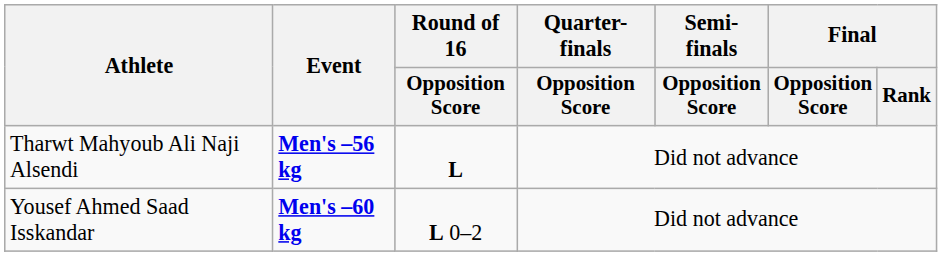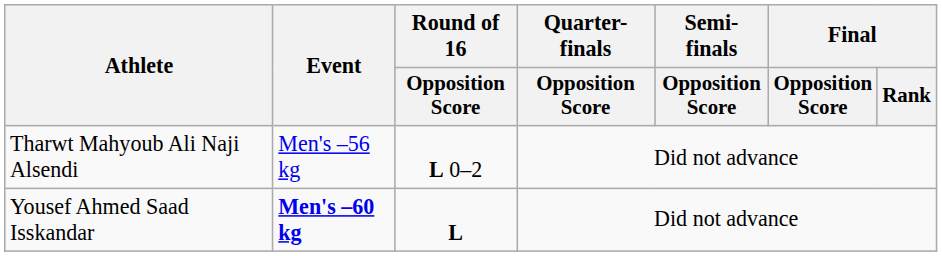(326, 157) bold -> (324, 157) normal
(456, 170) L -> (456, 170) L 0–2
(456, 232) L 0–2 -> (456, 232) L
